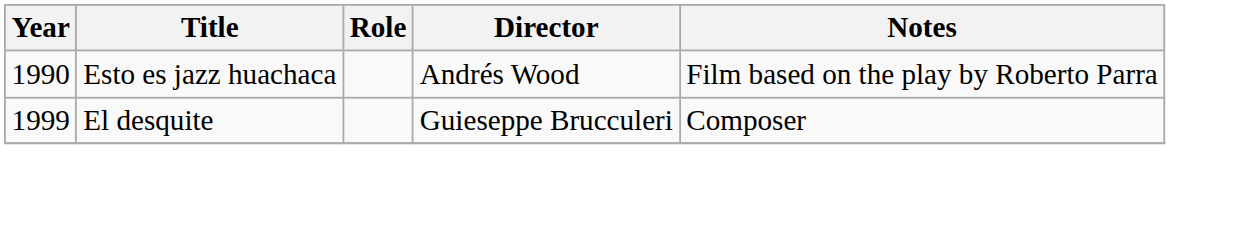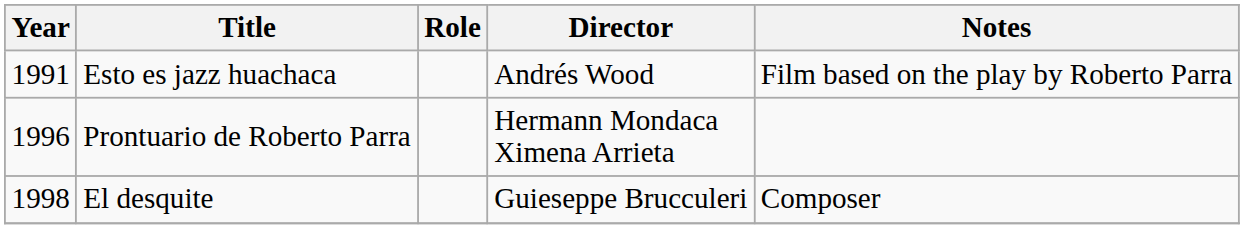(41, 73) 1990 -> (41, 73) 1991
+ row: (247, 136)
(41, 119) 1999 -> (41, 198) 1998
